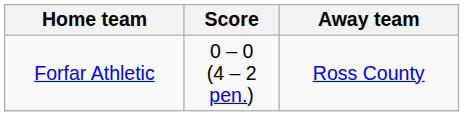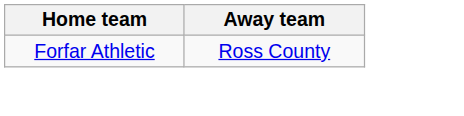- column: (232, 19)
